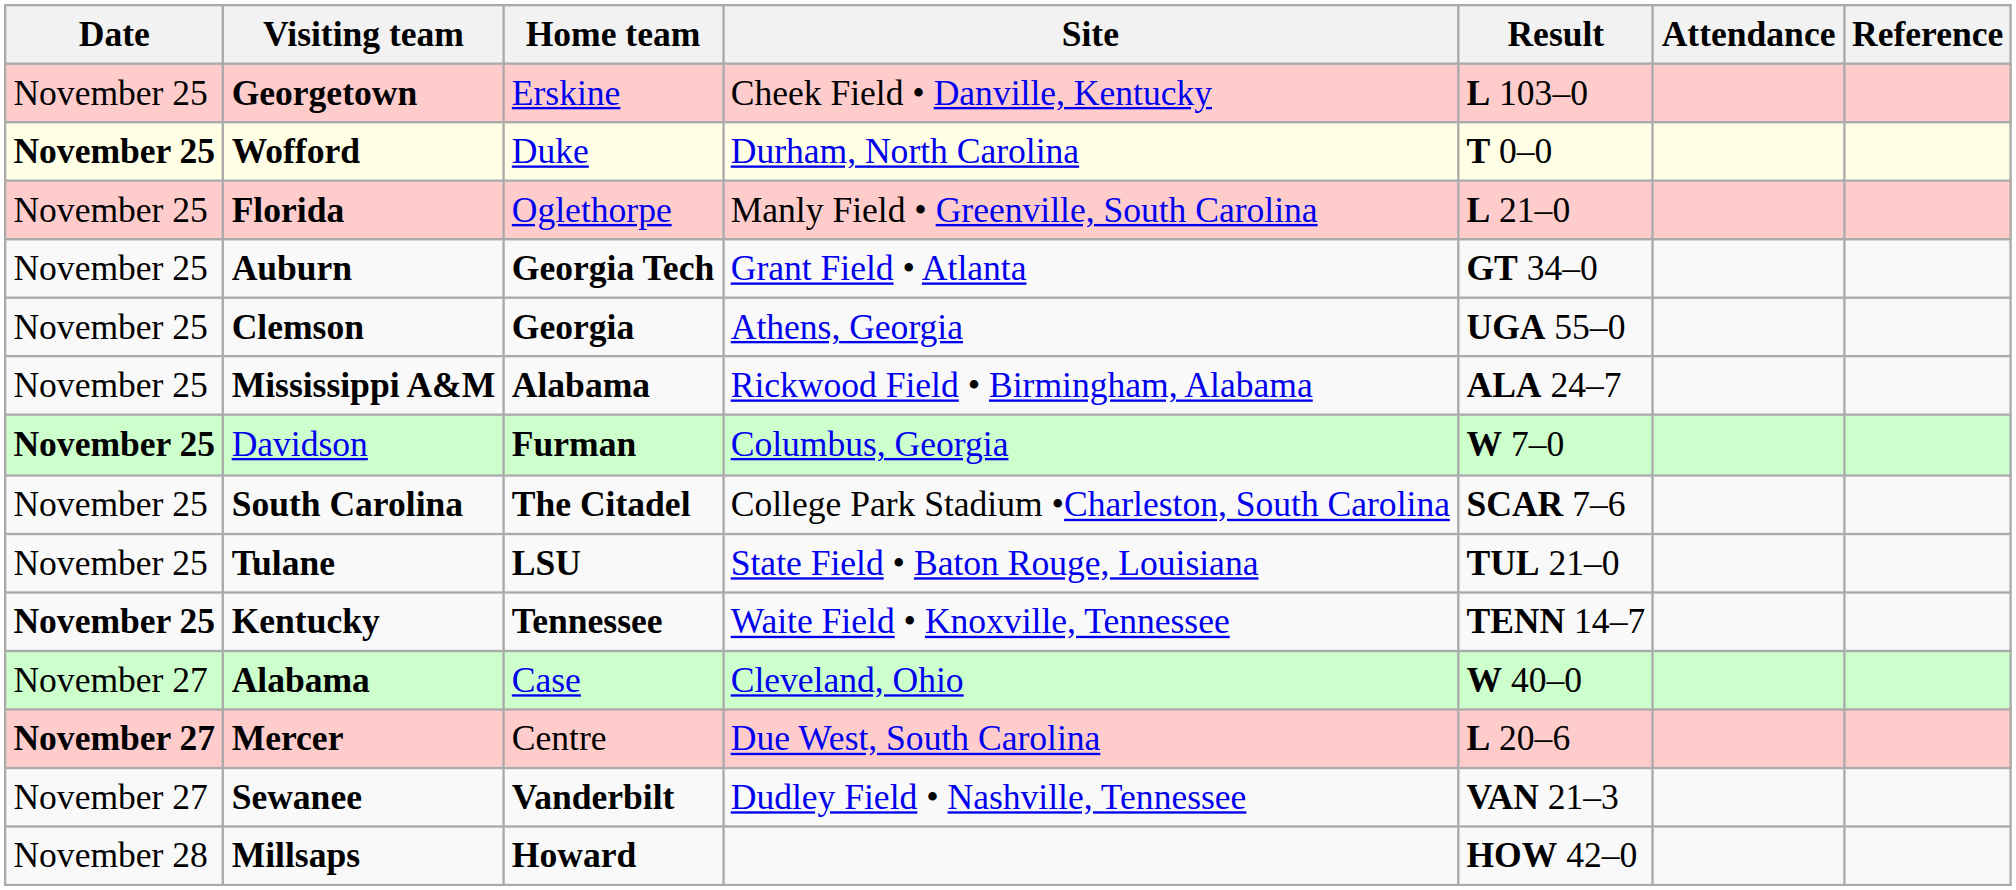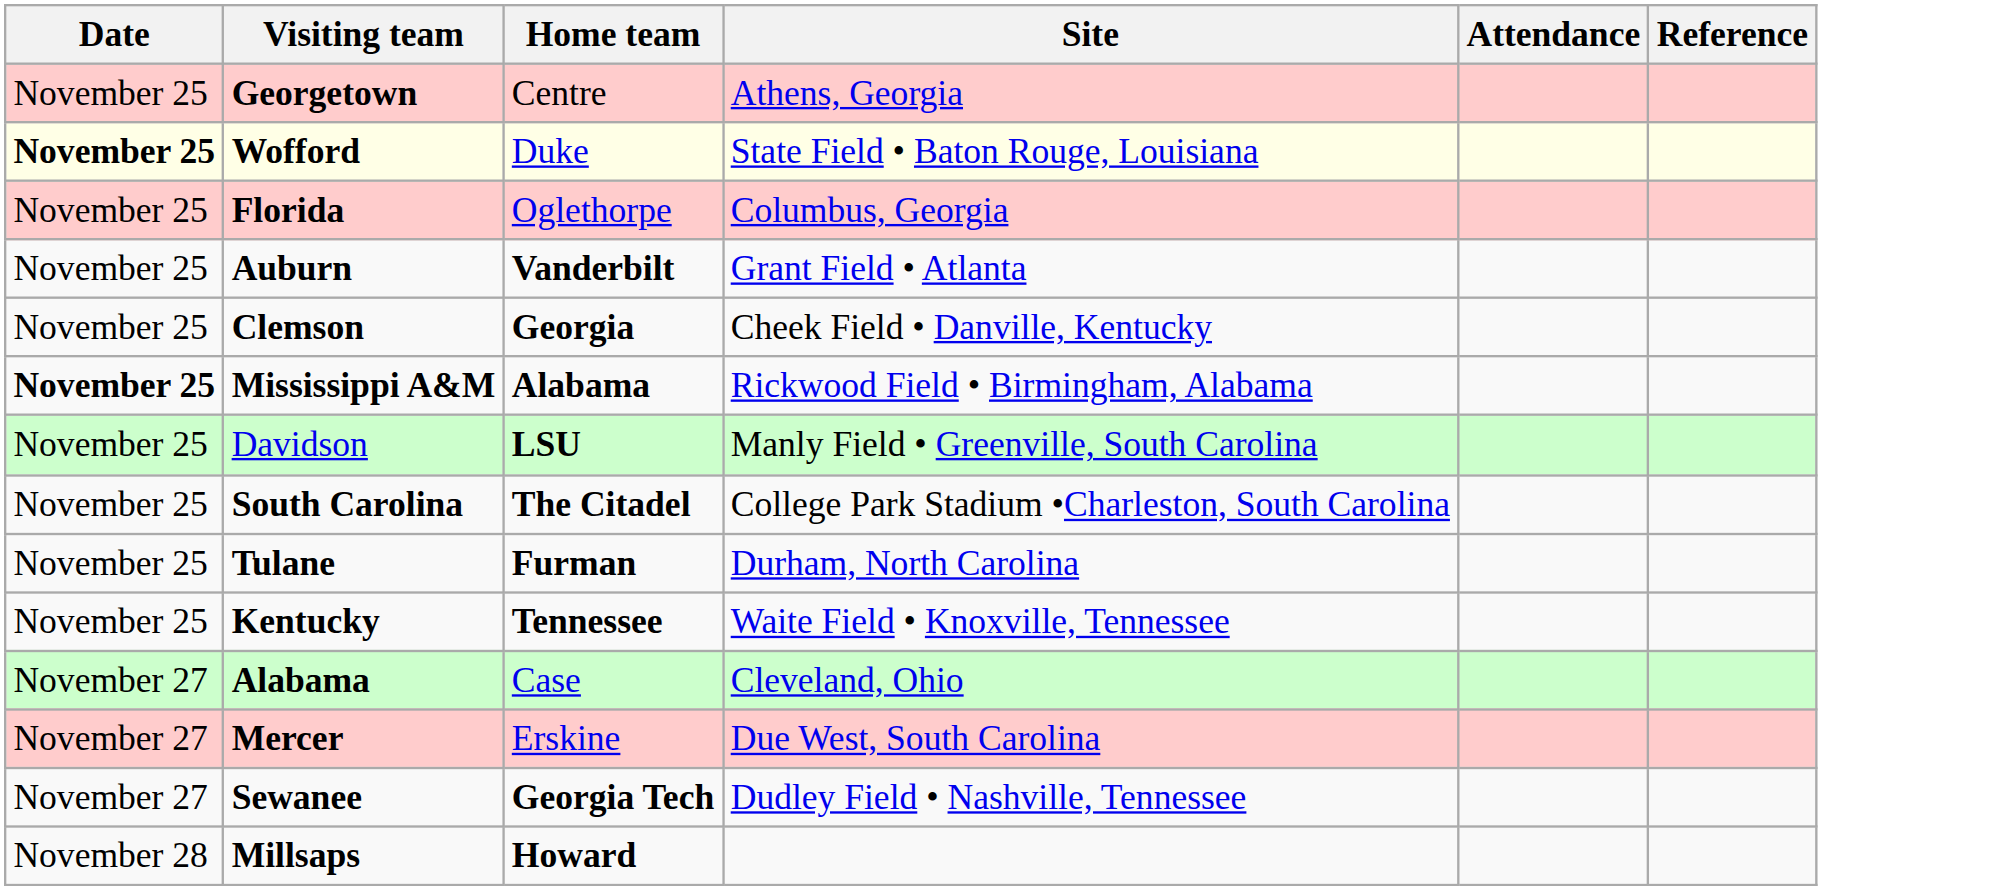- column: (1556, 34)
(566, 92) Erskine -> (559, 92) Centre
(971, 92) Cheek Field • Danville, Kentucky -> (847, 92) Athens, Georgia
(905, 151) Durham, North Carolina -> (995, 151) State Field • Baton Rouge, Louisiana
(1024, 209) Manly Field • Greenville, South Carolina -> (870, 209) Columbus, Georgia
(613, 268) Georgia Tech -> (593, 268) Vanderbilt
(847, 327) Athens, Georgia -> (971, 327) Cheek Field • Danville, Kentucky
(111, 385) normal -> (114, 385) bold
(114, 444) bold -> (111, 444) normal
(574, 444) Furman -> (546, 444) LSU
(870, 444) Columbus, Georgia -> (1024, 444) Manly Field • Greenville, South Carolina
(546, 561) LSU -> (574, 561) Furman
(995, 561) State Field • Baton Rouge, Louisiana -> (905, 561) Durham, North Carolina
(114, 620) bold -> (111, 620) normal
(114, 737) bold -> (111, 737) normal
(559, 737) Centre -> (566, 737) Erskine
(593, 796) Vanderbilt -> (613, 796) Georgia Tech
